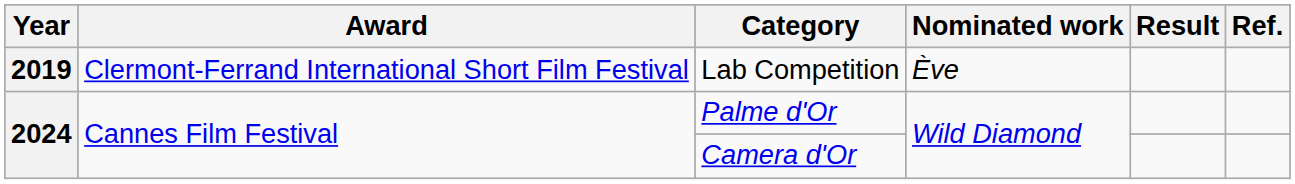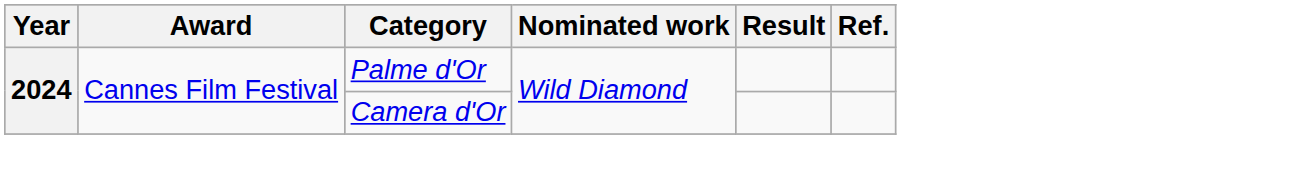- row: (800, 69)
